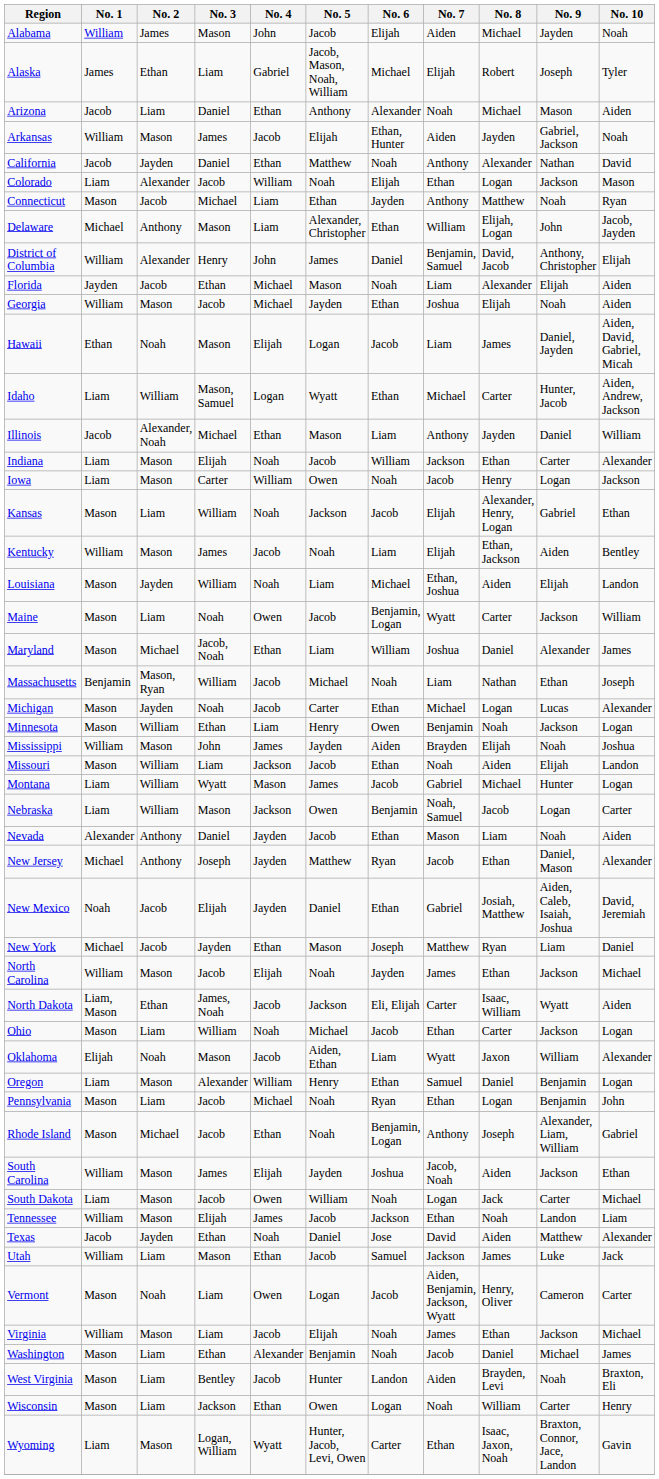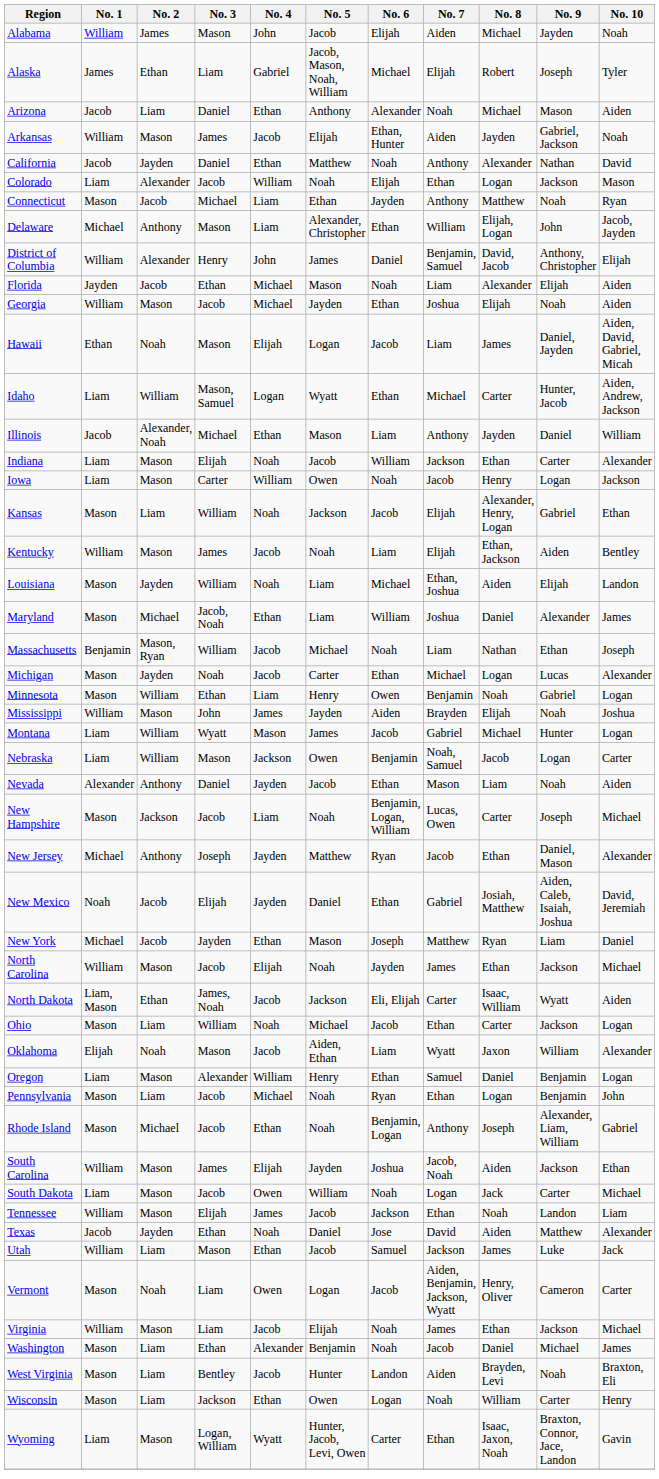- row: (22, 617)
(559, 727) Jackson -> (558, 694) Gabriel
- row: (28, 765)
+ row: (33, 816)
